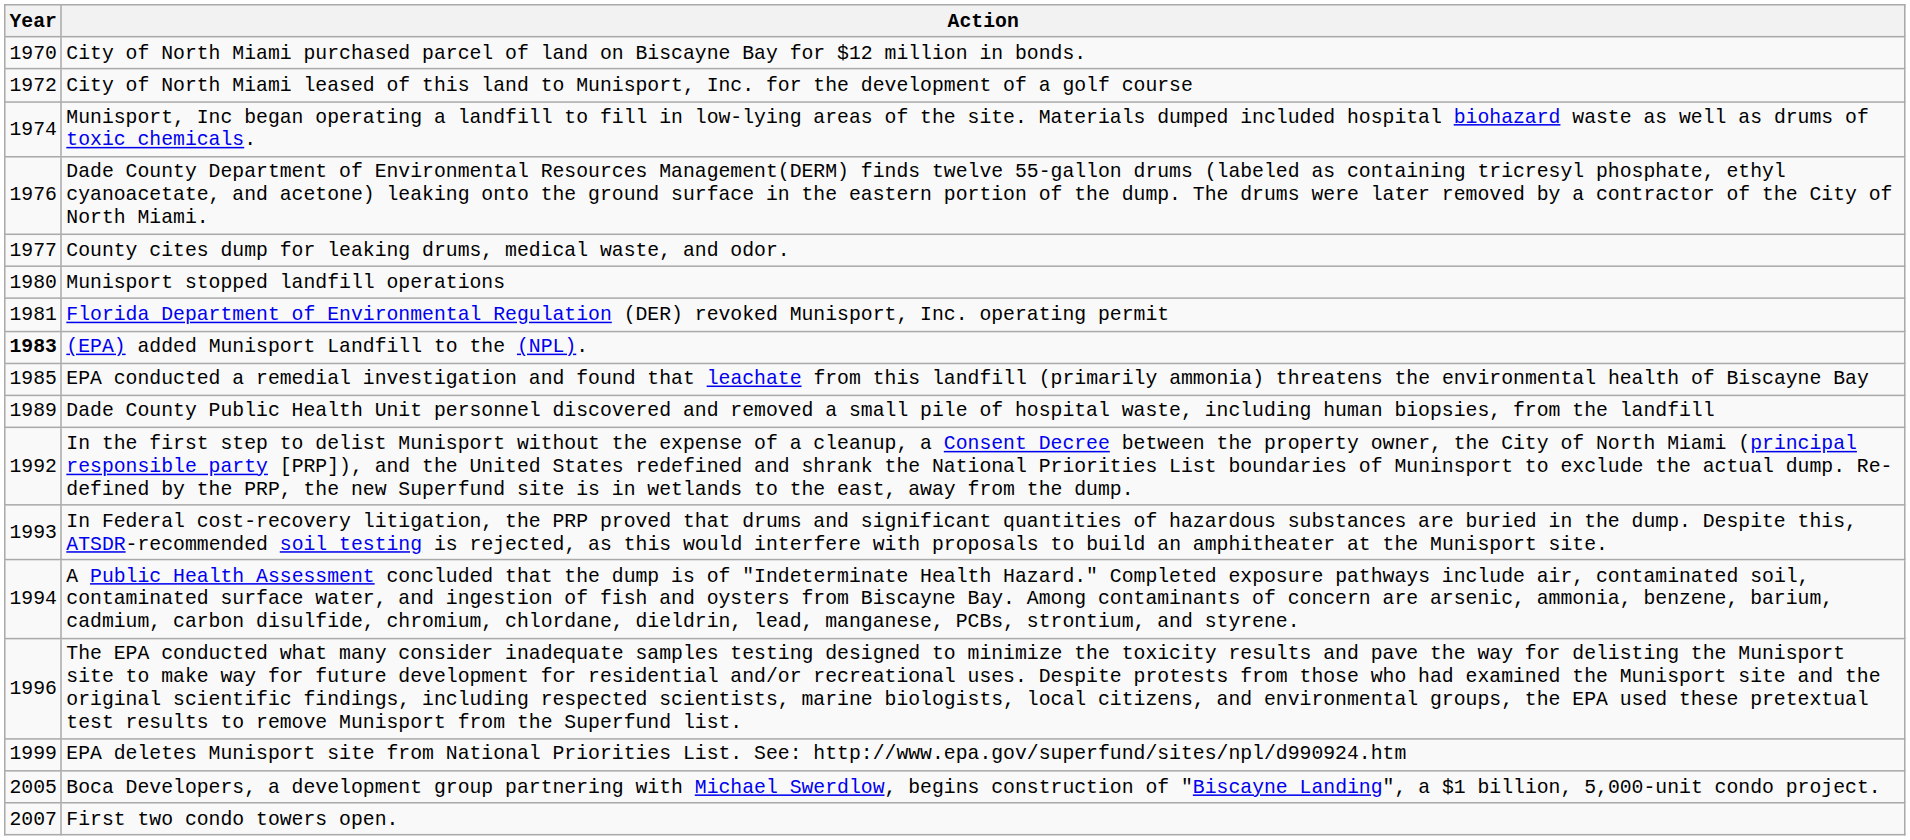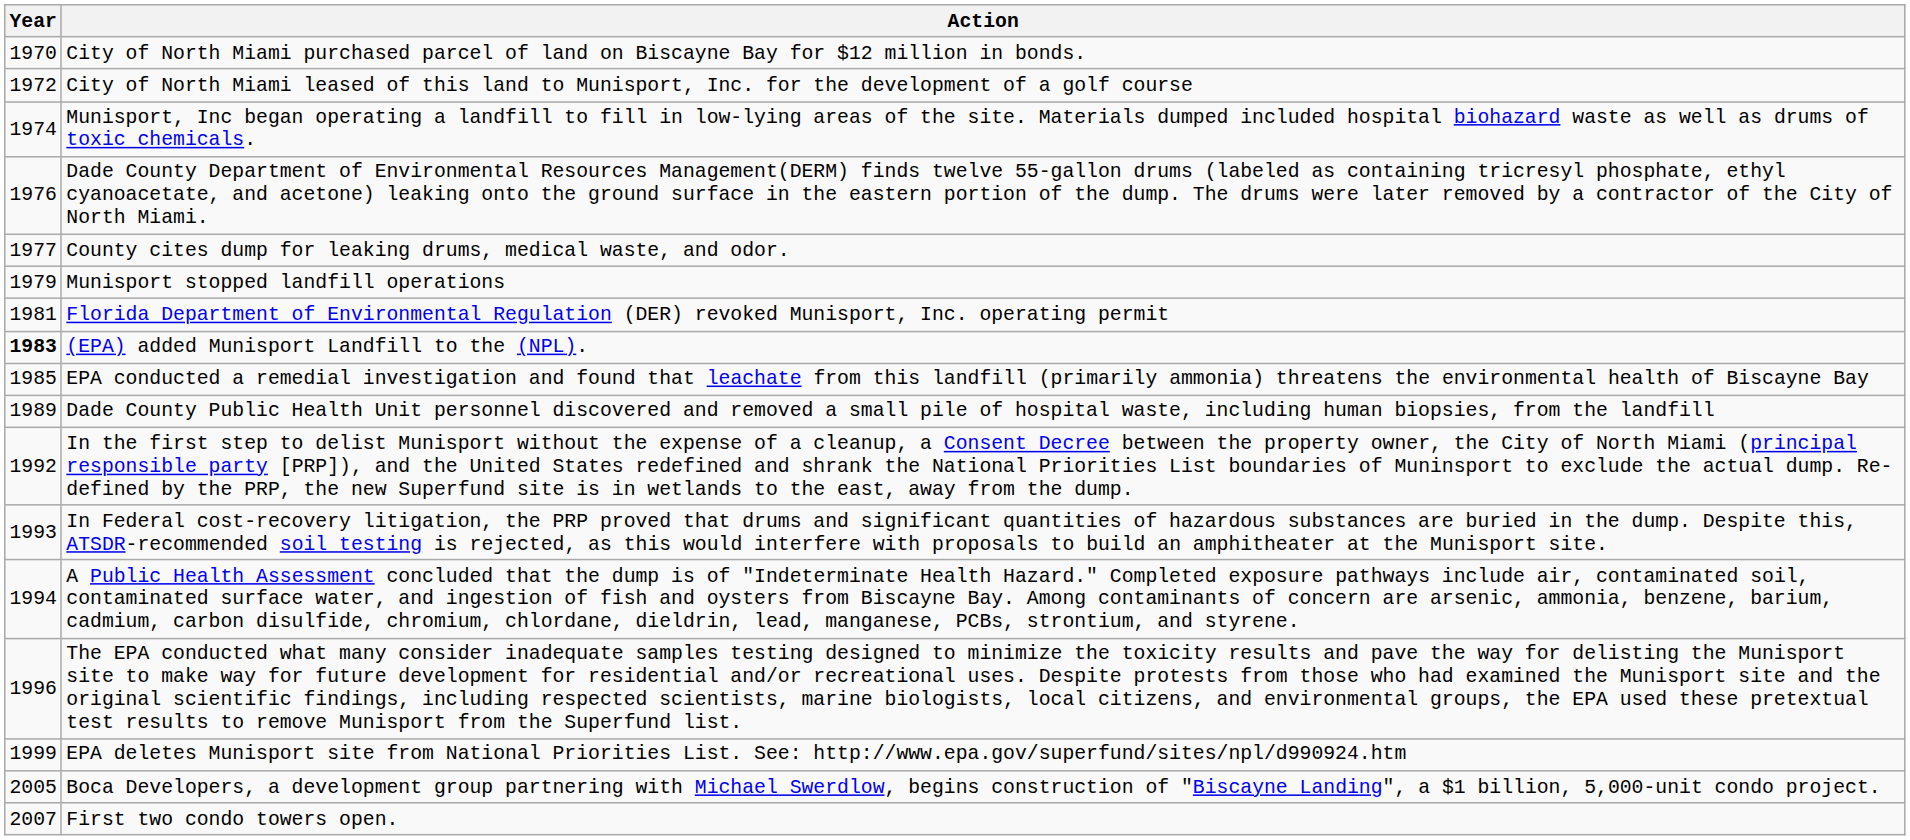(33, 282) 1980 -> (33, 282) 1979
